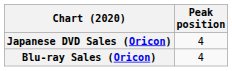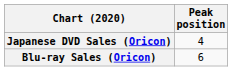(201, 57) 4 -> (201, 57) 6
